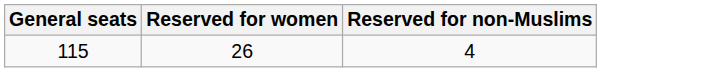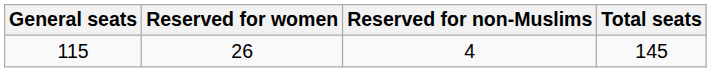+ column: (652, 19)
